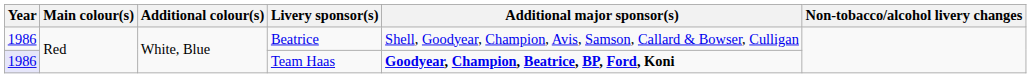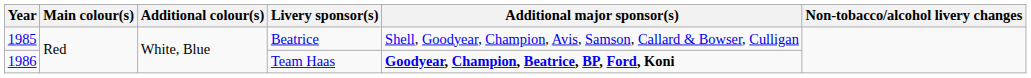(22, 38) 1986 -> (22, 38) 1985
(22, 61) lavender background -> (22, 61) no background
